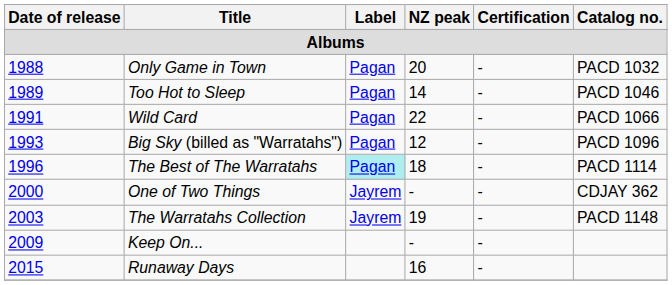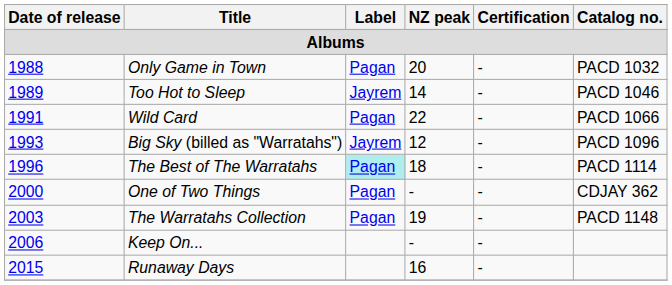(372, 92) Pagan -> (375, 92) Jayrem
(372, 142) Pagan -> (375, 142) Jayrem
(375, 192) Jayrem -> (372, 192) Pagan
(375, 217) Jayrem -> (372, 217) Pagan
(26, 242) 2009 -> (26, 242) 2006
